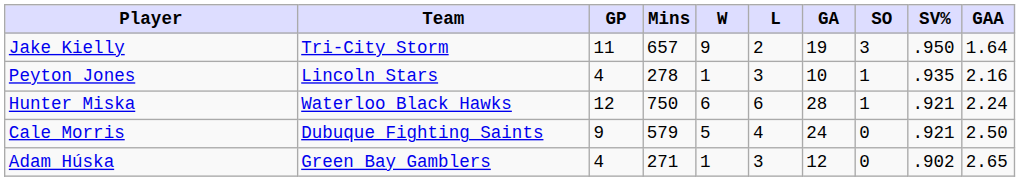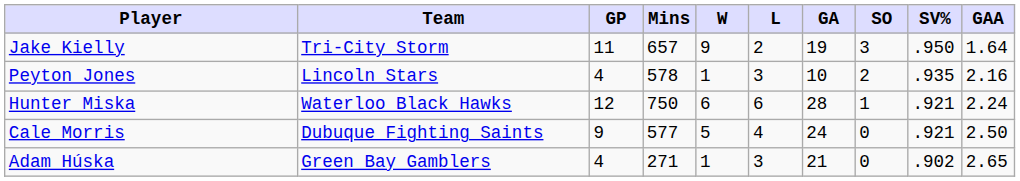(663, 76) 278 -> (663, 76) 578
(865, 76) 1 -> (865, 76) 2
(663, 133) 579 -> (663, 133) 577
(817, 162) 12 -> (817, 162) 21
